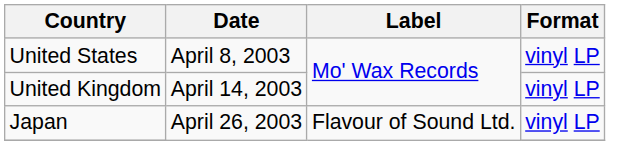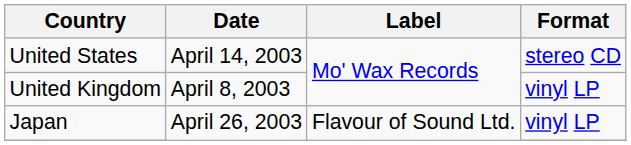(231, 55) April 8, 2003 -> (236, 55) April 14, 2003
(562, 55) vinyl LP -> (573, 55) stereo CD
(236, 88) April 14, 2003 -> (231, 88) April 8, 2003
